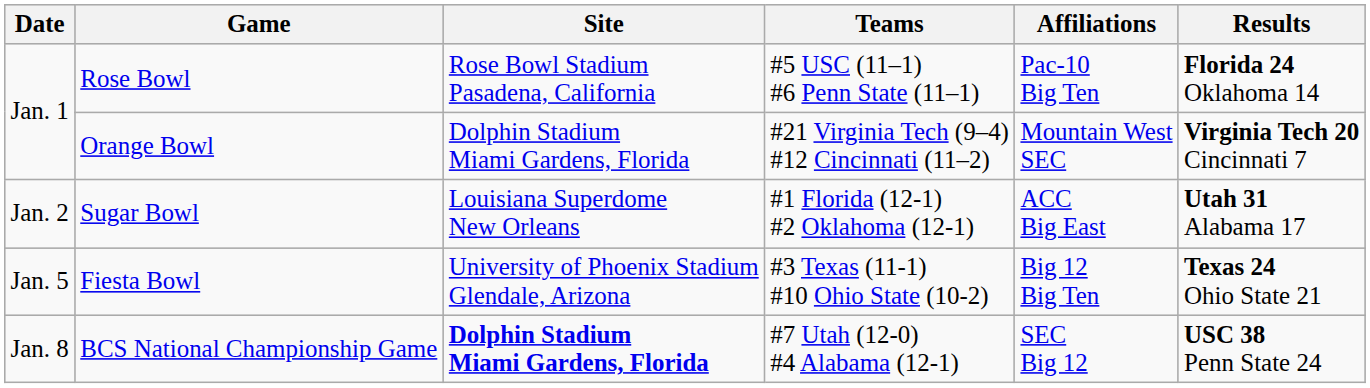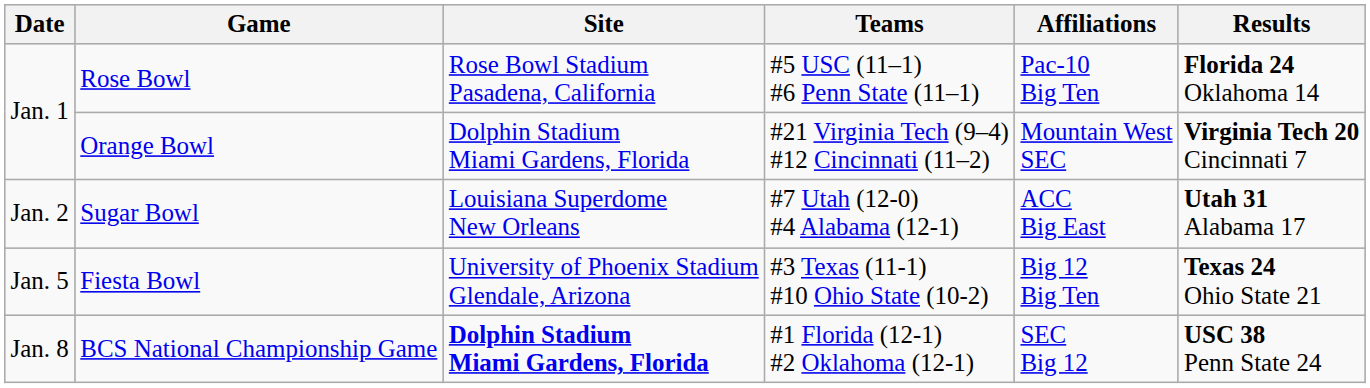(872, 213) #1 Florida (12-1) #2 Oklahoma (12-1) -> (864, 213) #7 Utah (12-0) #4 Alabama (12-1)
(864, 348) #7 Utah (12-0) #4 Alabama (12-1) -> (872, 348) #1 Florida (12-1) #2 Oklahoma (12-1)
